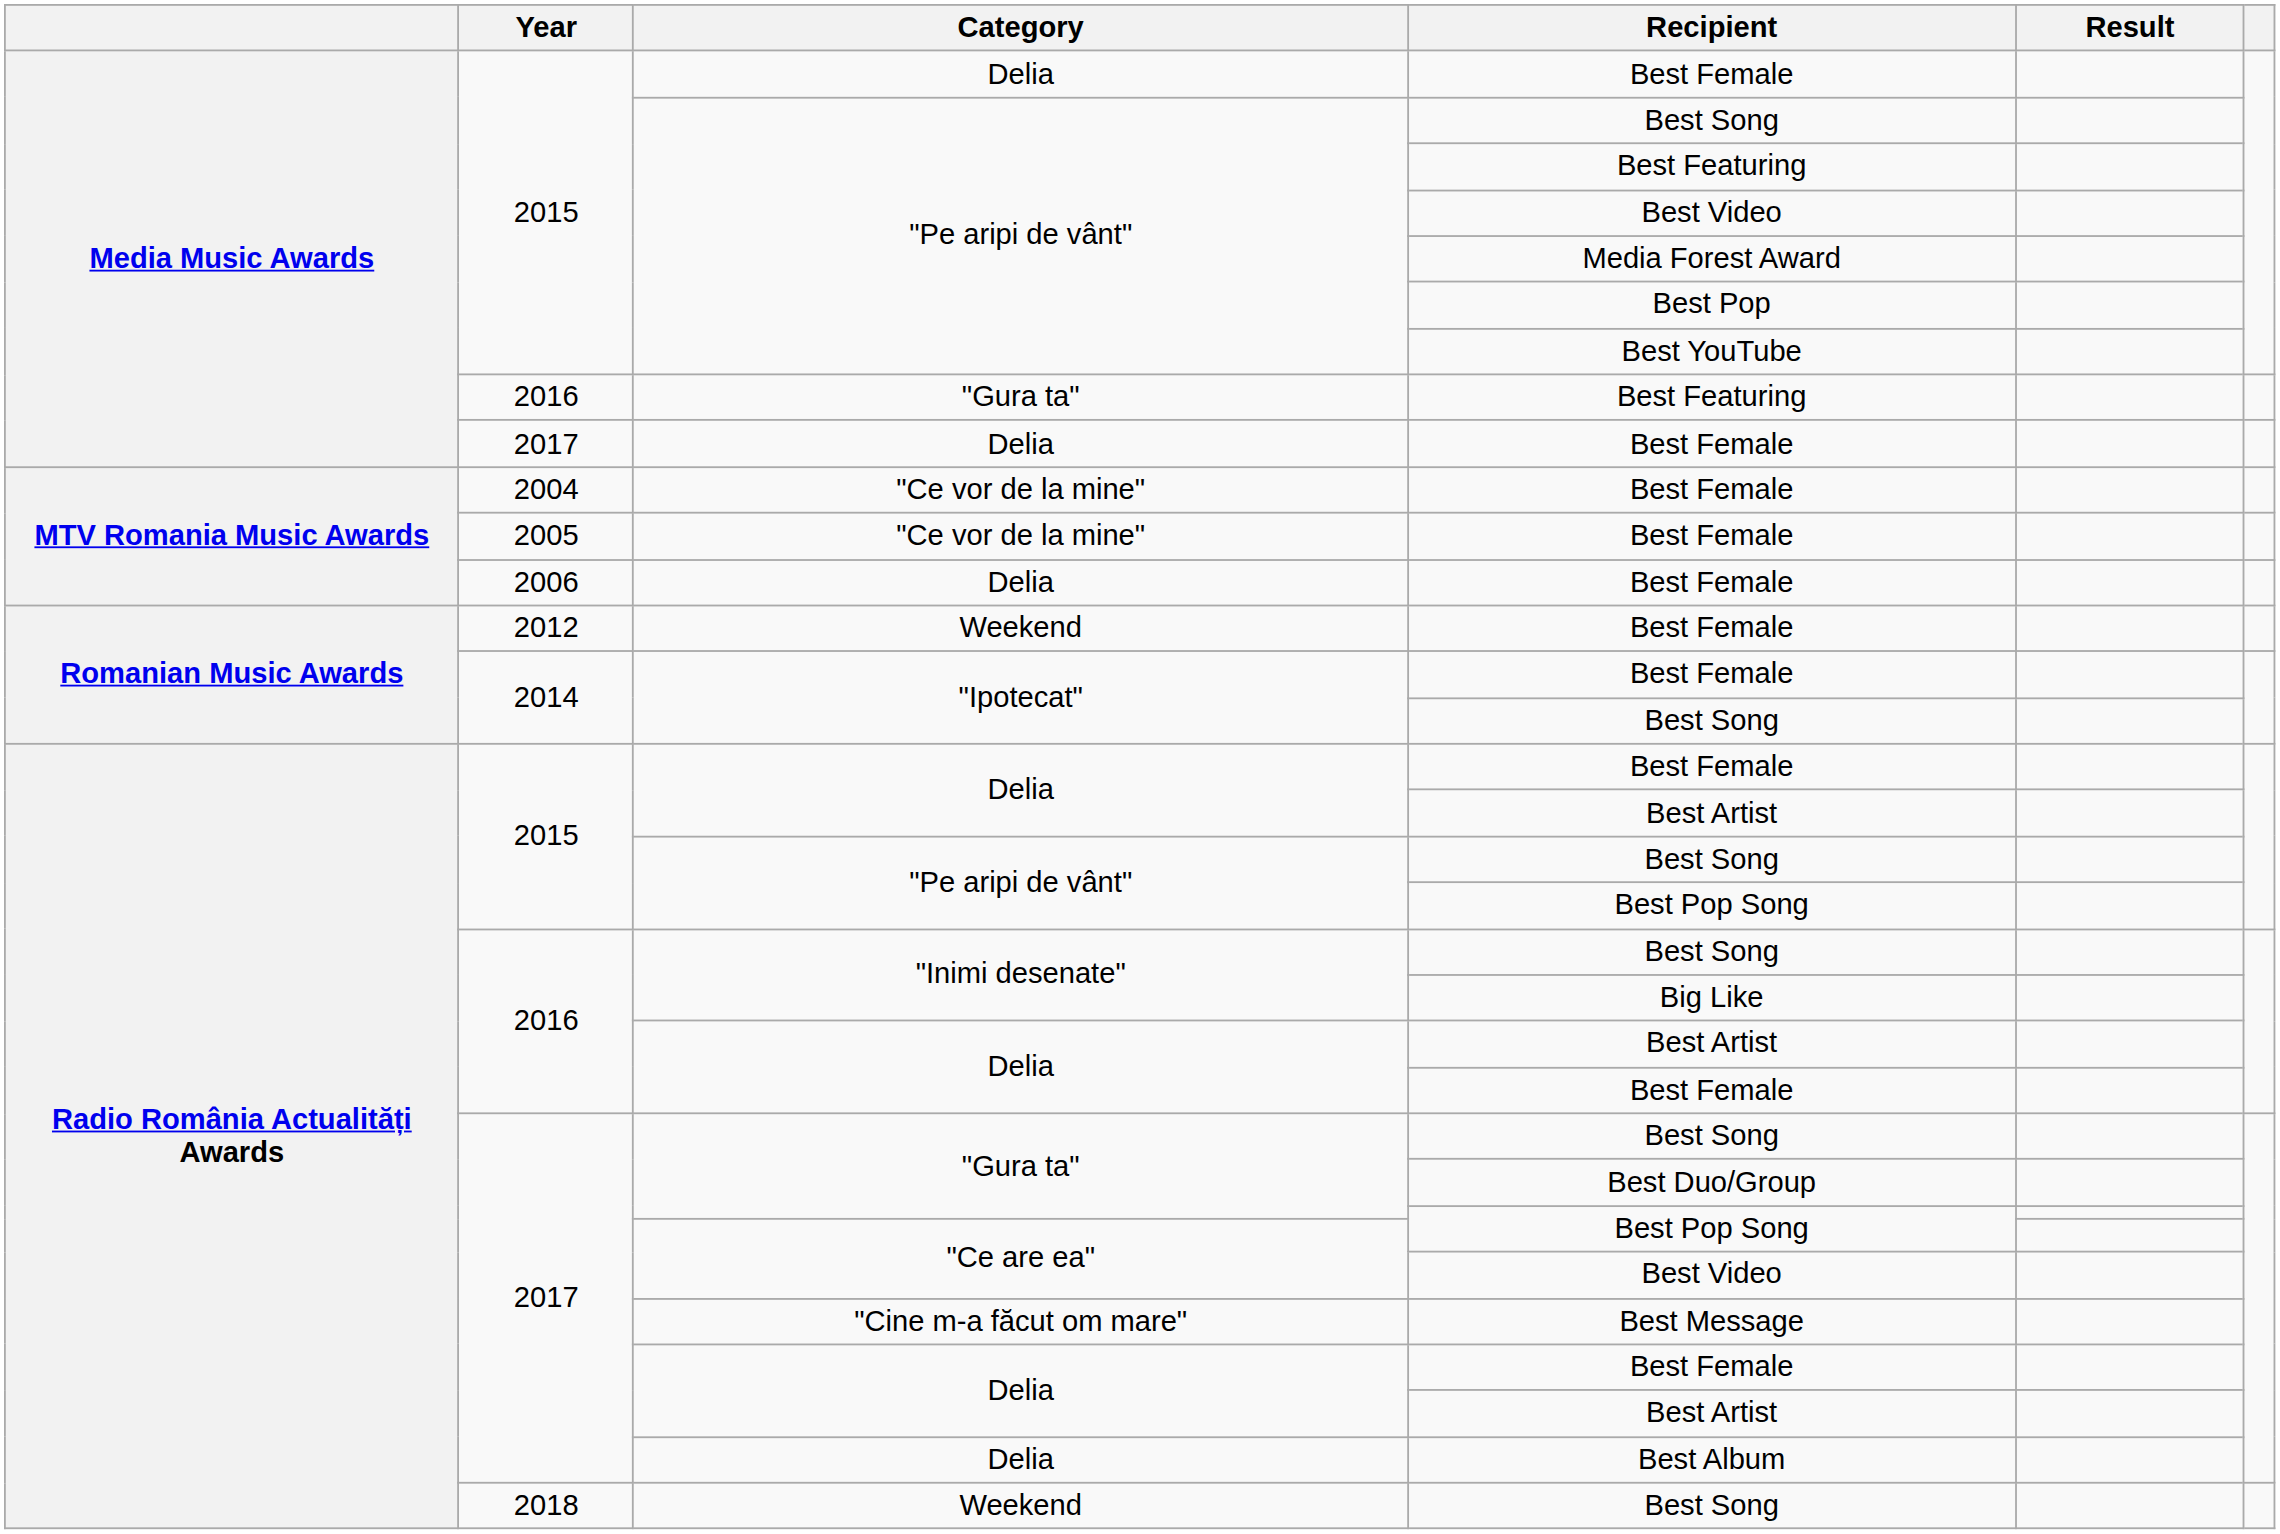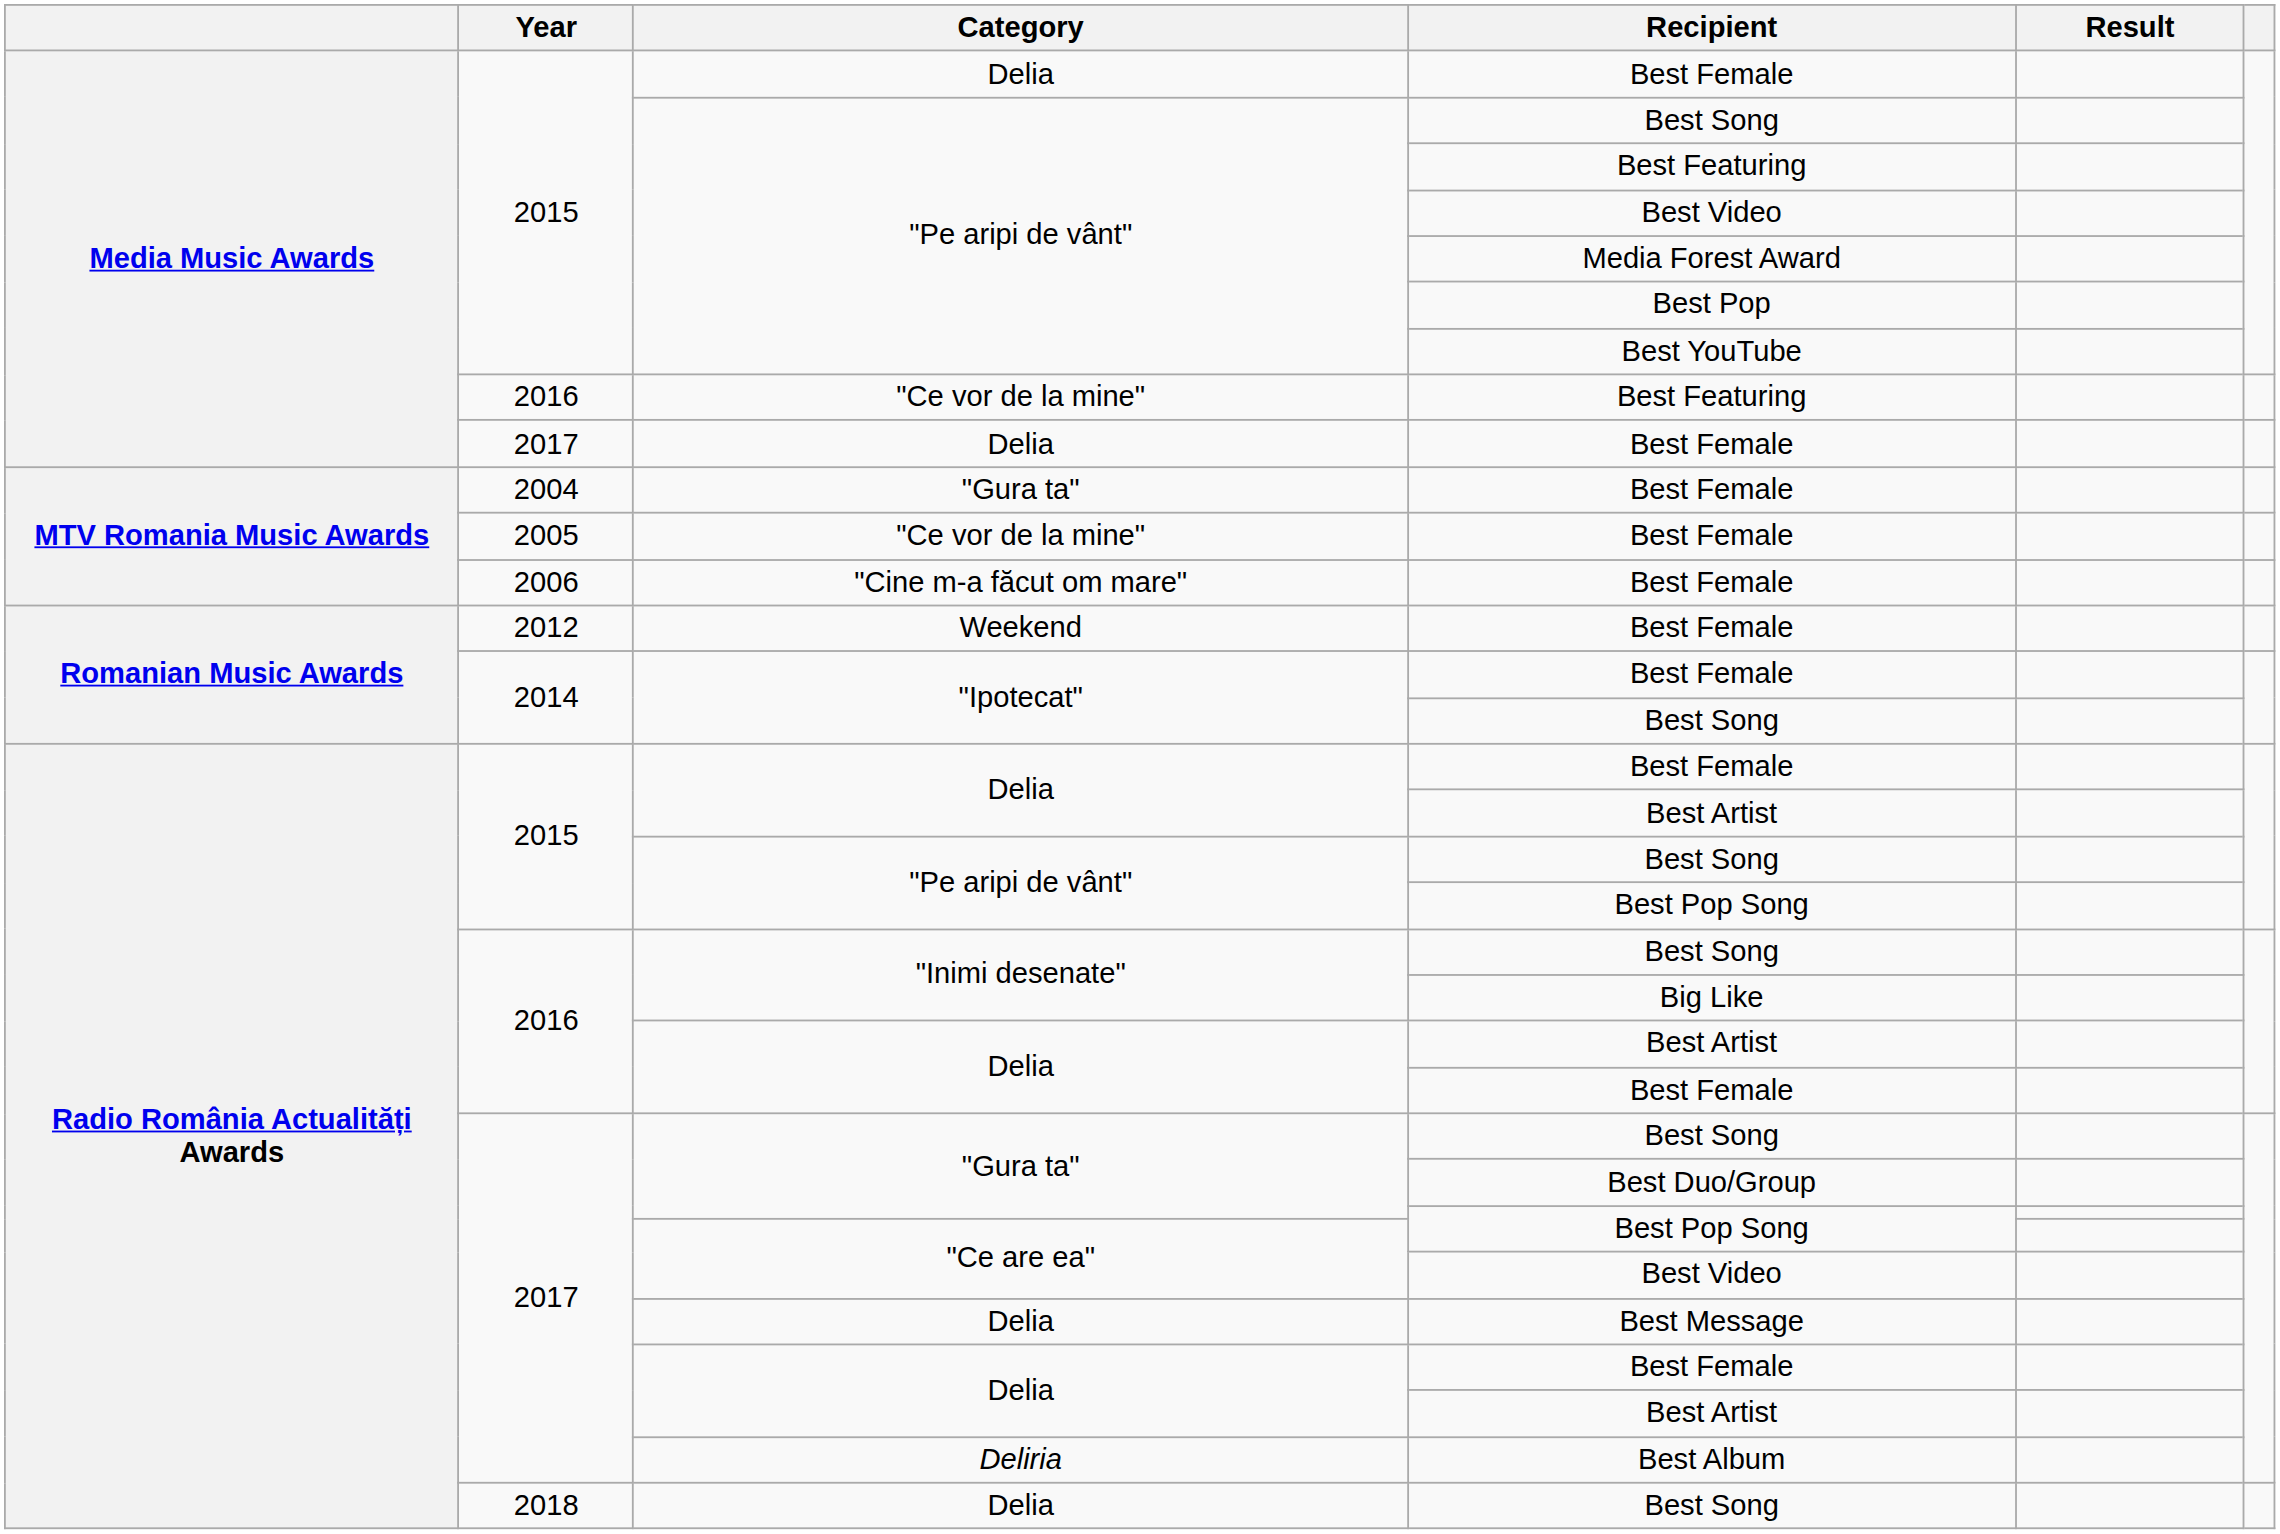(1021, 397) "Gura ta" -> (1021, 397) "Ce vor de la mine"
(1021, 489) "Ce vor de la mine" -> (1021, 489) "Gura ta"
(1021, 581) Delia -> (1021, 581) "Cine m-a făcut om mare"
(1021, 1320) "Cine m-a făcut om mare" -> (1021, 1320) Delia
(1021, 1459) Delia -> (1021, 1459) Deliria
(1021, 1505) Weekend -> (1021, 1505) Delia
